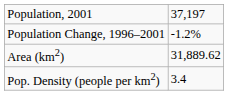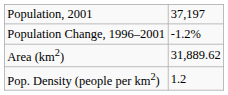(179, 78) 3.4 -> (179, 78) 1.2
